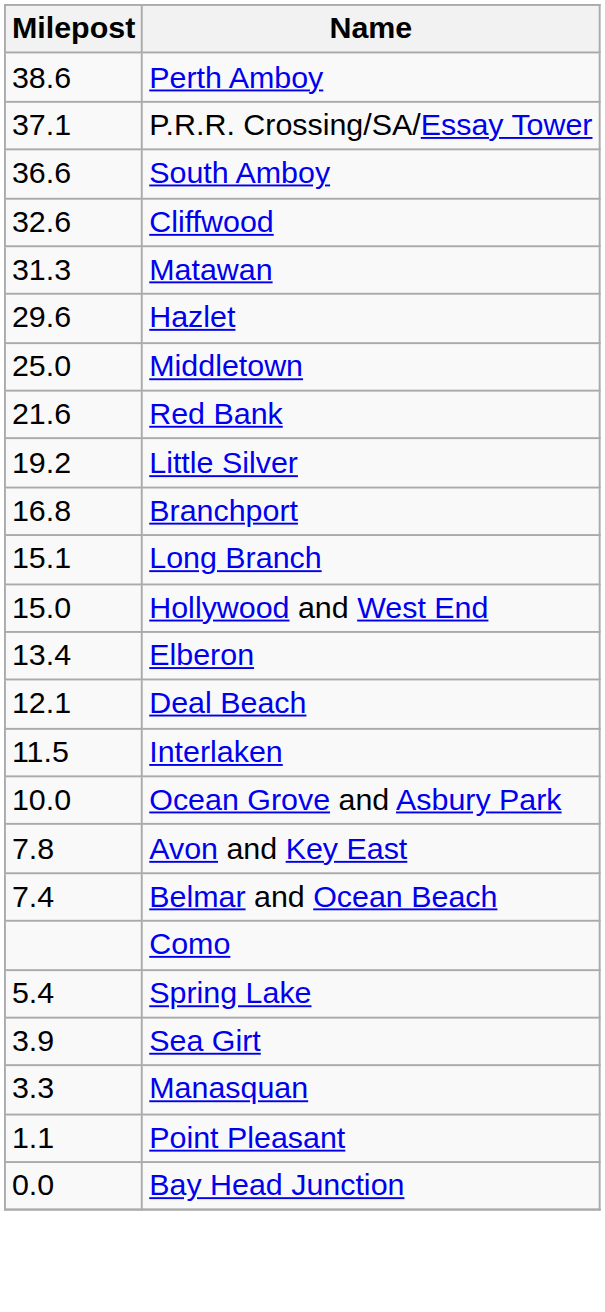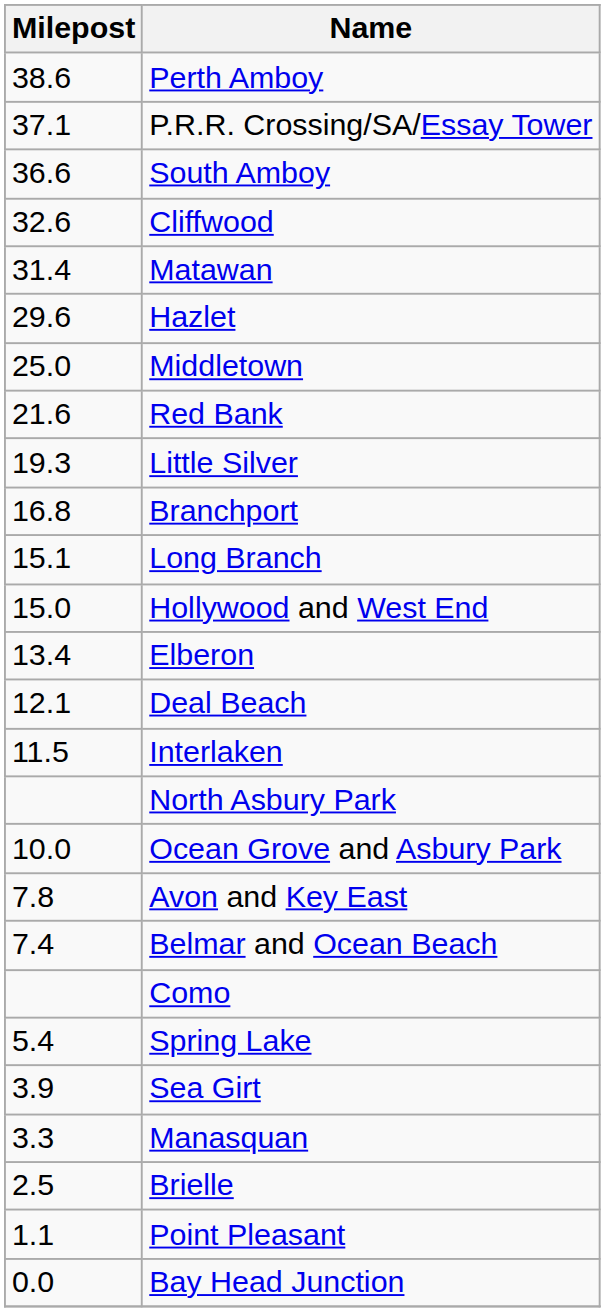(42, 269) 31.3 -> (42, 269) 31.4
(42, 462) 19.2 -> (42, 462) 19.3
+ row: (273, 800)
+ row: (192, 1185)
